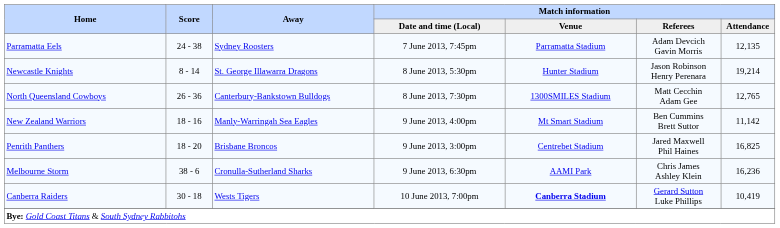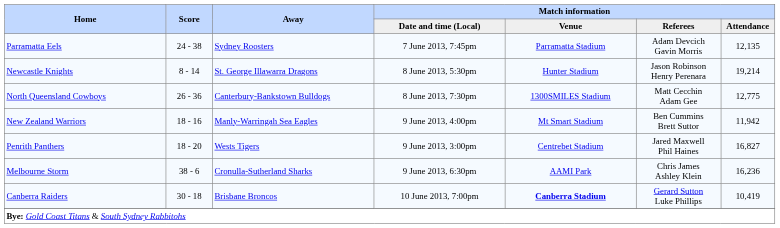(748, 96) 12,765 -> (748, 96) 12,775
(748, 121) 11,142 -> (748, 121) 11,942
(246, 146) Brisbane Broncos -> (237, 146) Wests Tigers
(748, 146) 16,825 -> (748, 146) 16,827
(237, 196) Wests Tigers -> (246, 196) Brisbane Broncos
